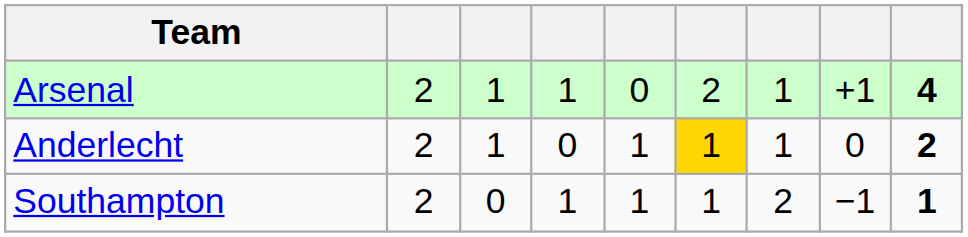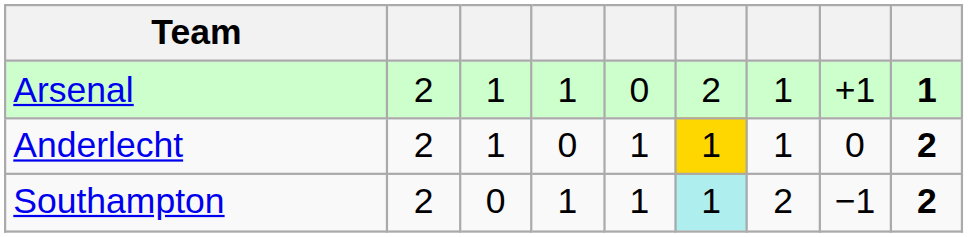(927, 88) 4 -> (927, 88) 1
(711, 201) no background -> (711, 201) paleturquoise background
(927, 201) 1 -> (927, 201) 2
